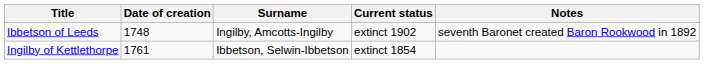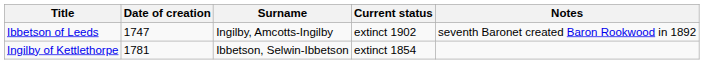(137, 31) 1748 -> (137, 31) 1747
(137, 50) 1761 -> (137, 50) 1781
